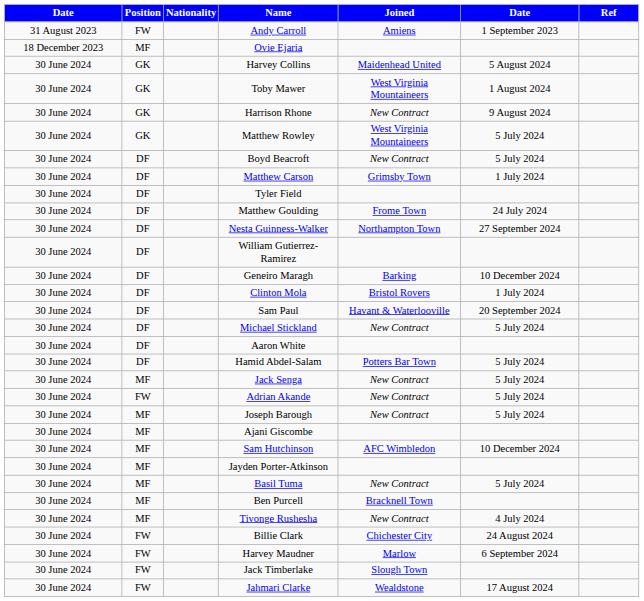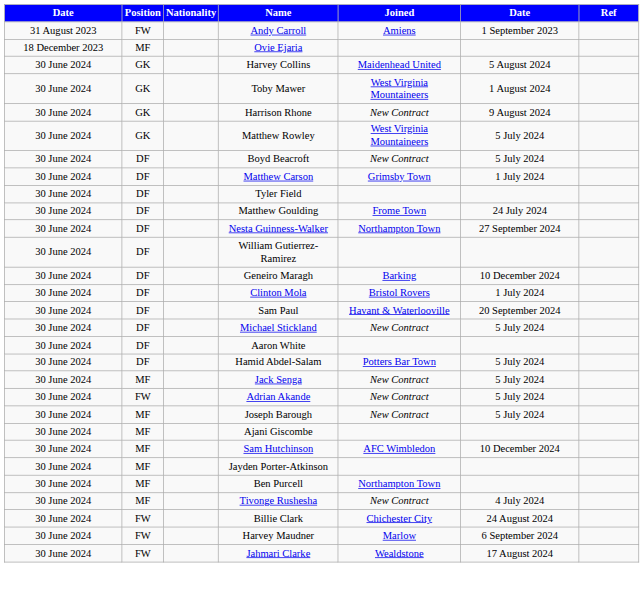- row: (278, 484)
(399, 501) Bracknell Town -> (399, 484) Northampton Town
- row: (278, 570)
